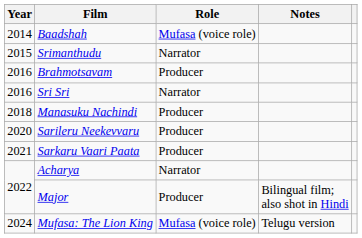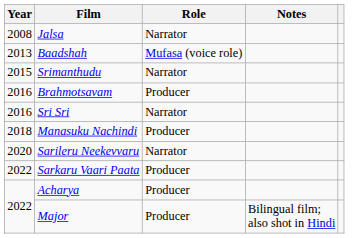+ row: (51, 33)
(20, 33) 2014 -> (20, 53) 2013
(181, 131) Producer -> (166, 151) Narrator
(20, 151) 2021 -> (20, 170) 2022
(179, 170) Narrator -> (167, 190) Producer
- row: (95, 223)
